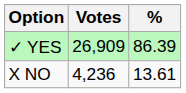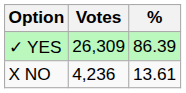(99, 46) 26,909 -> (99, 46) 26,309
